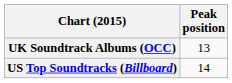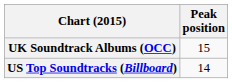(204, 48) 13 -> (204, 48) 15
